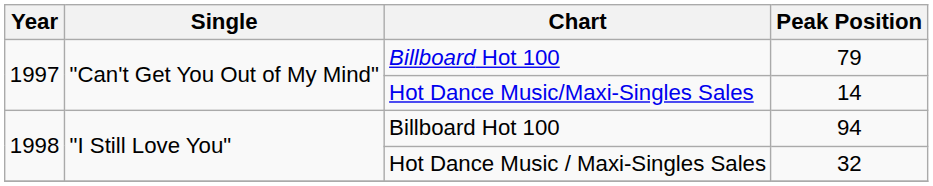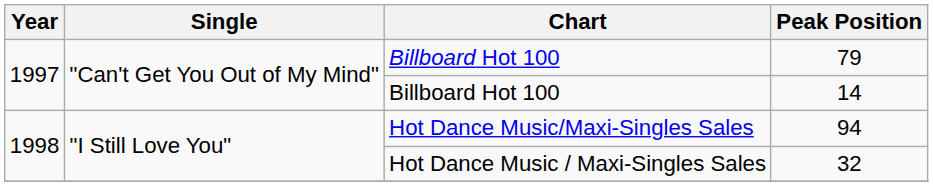(571, 92) Hot Dance Music/Maxi-Singles Sales -> (474, 92) Billboard Hot 100
(474, 127) Billboard Hot 100 -> (571, 127) Hot Dance Music/Maxi-Singles Sales
